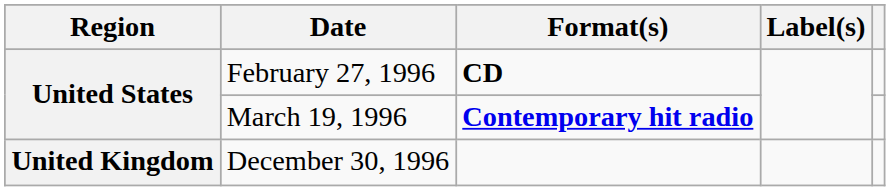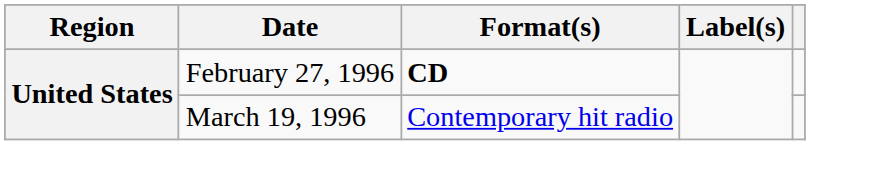(608, 116) bold -> (540, 116) normal
- row: (338, 161)
